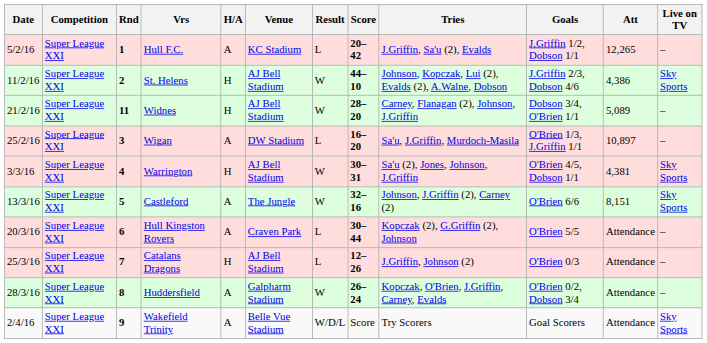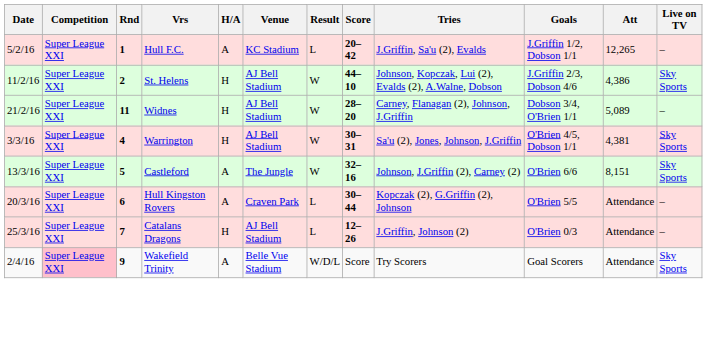- row: (158, 140)
- row: (172, 292)
(75, 322) no background -> (75, 262) pink background
